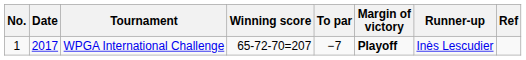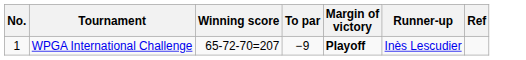- column: (45, 21)
(334, 46) −7 -> (303, 46) −9
